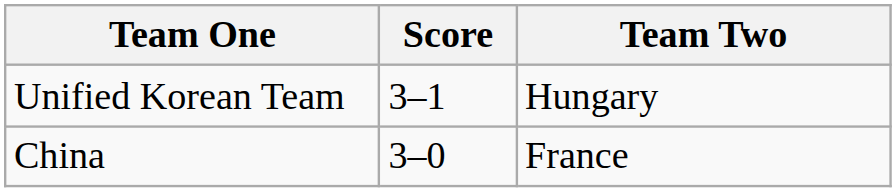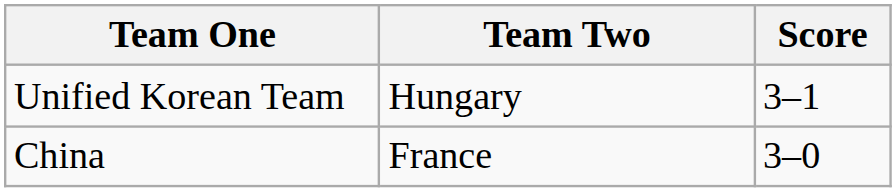columns swapped: (704, 34) <-> (448, 34)
